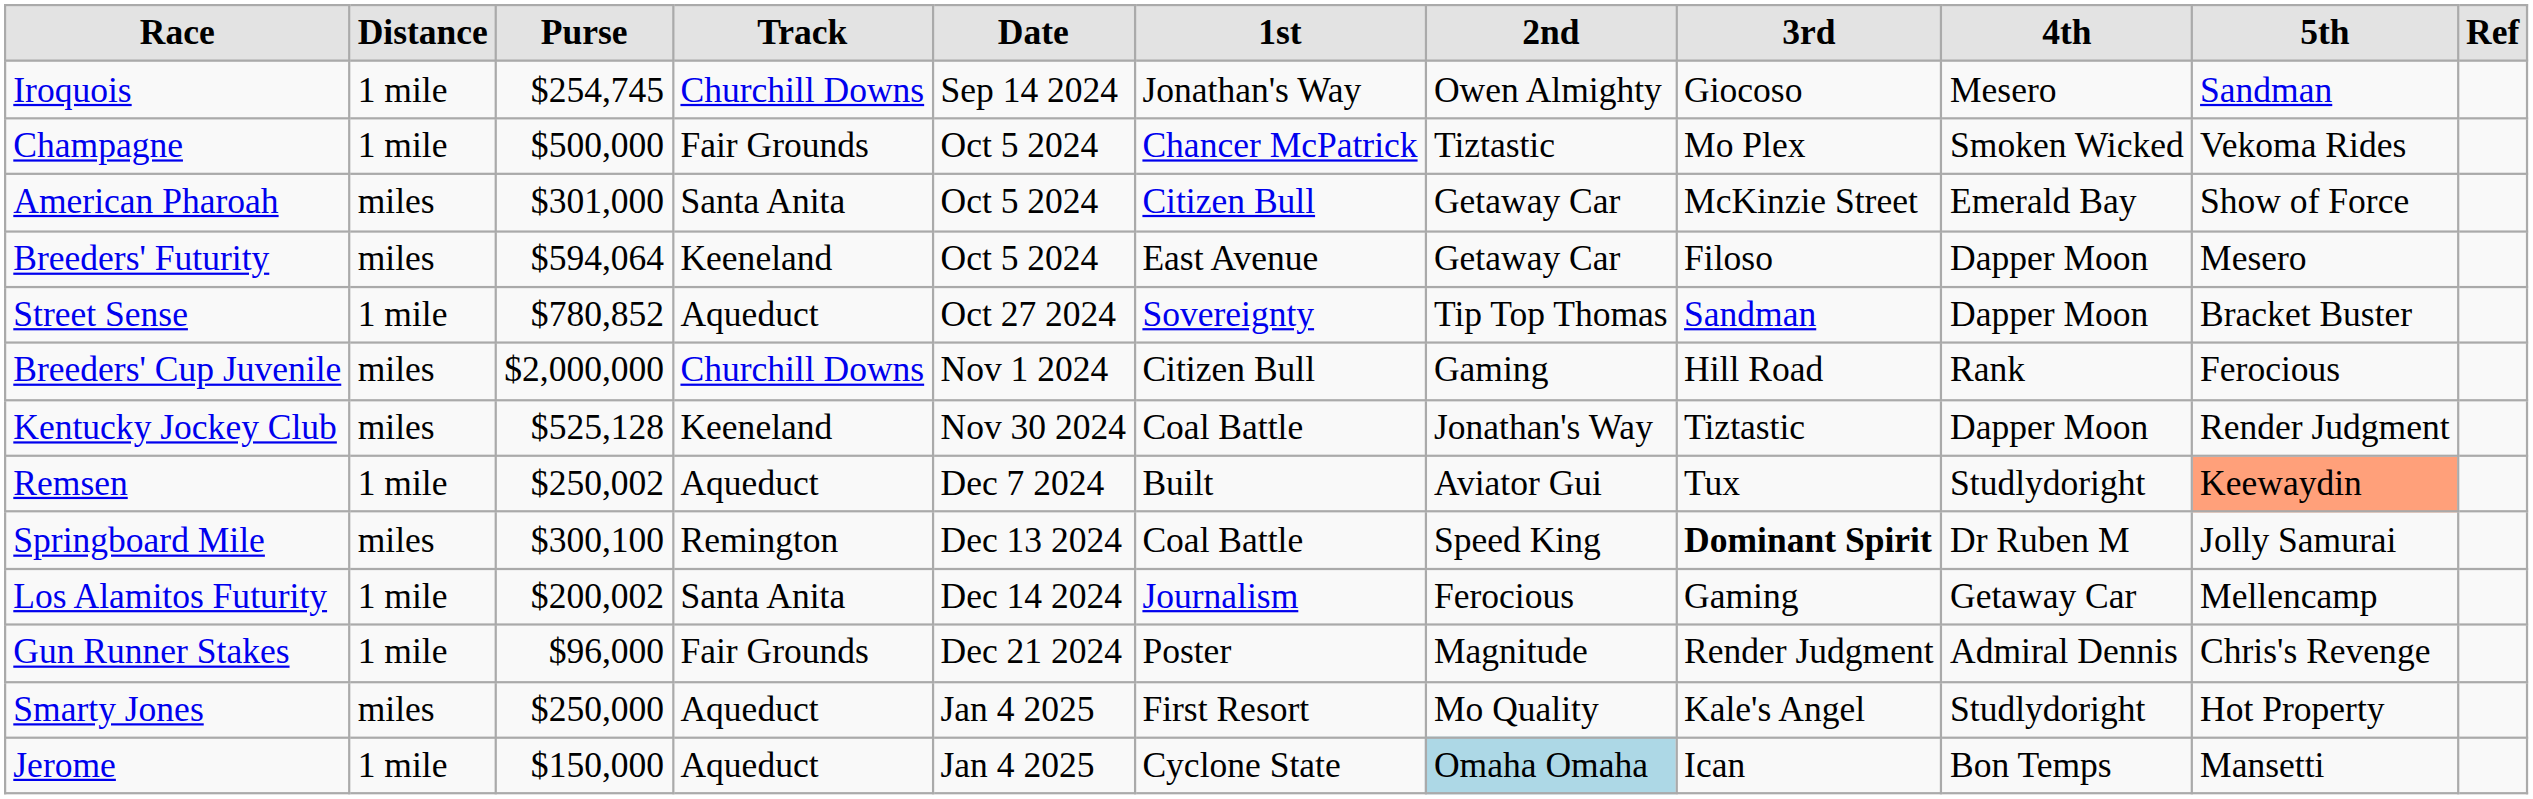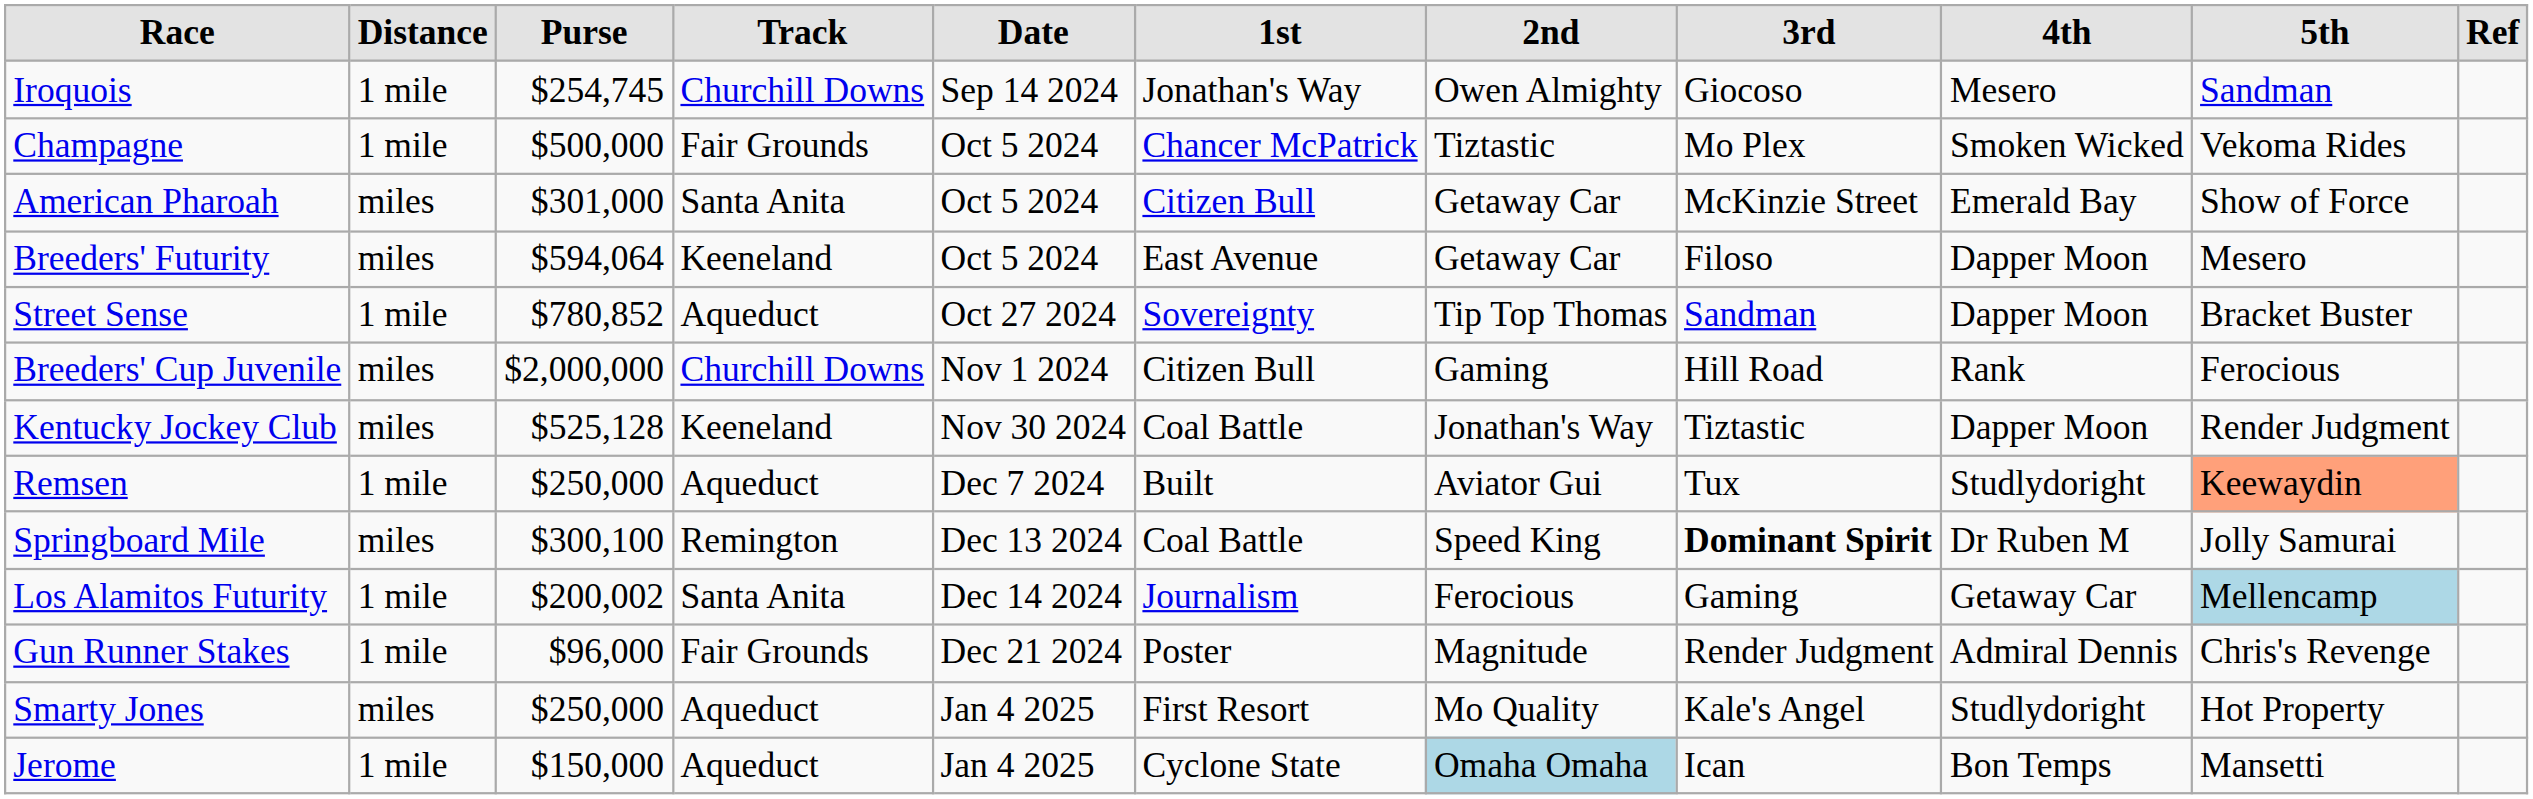(597, 483) $250,002 -> (597, 483) $250,000
(2289, 595) no background -> (2289, 595) lightblue background
